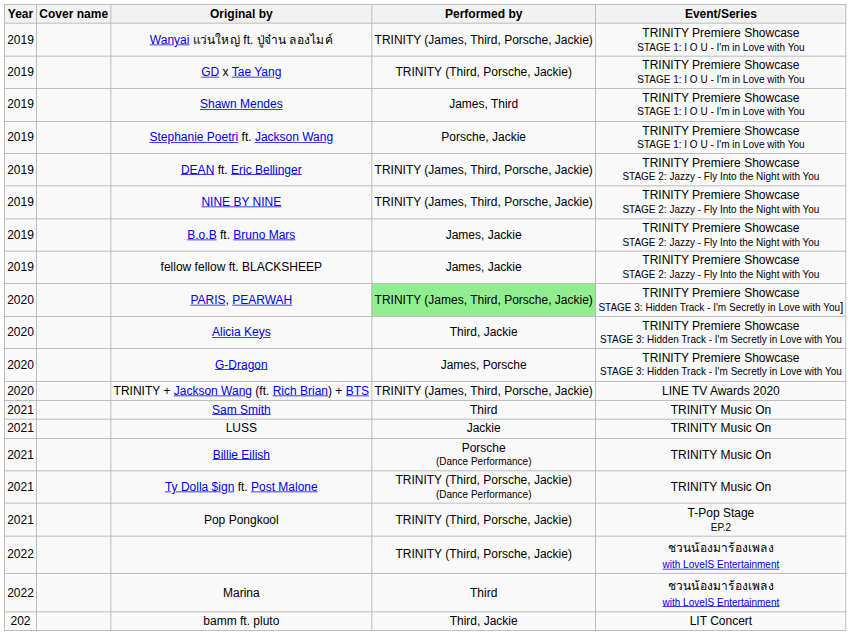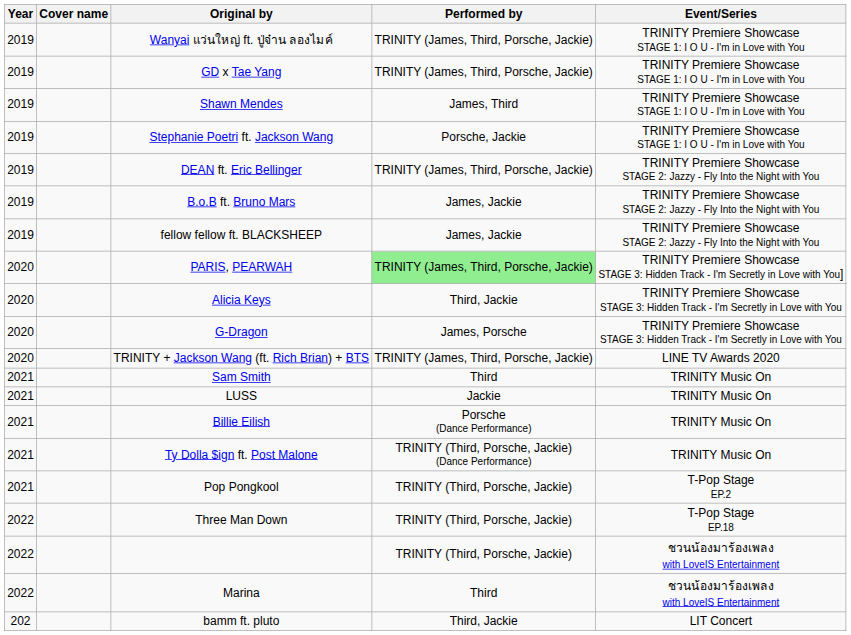(484, 72) TRINITY (Third, Porsche, Jackie) -> (484, 72) TRINITY (James, Third, Porsche, Jackie)
- row: (241, 202)
+ row: (241, 519)
